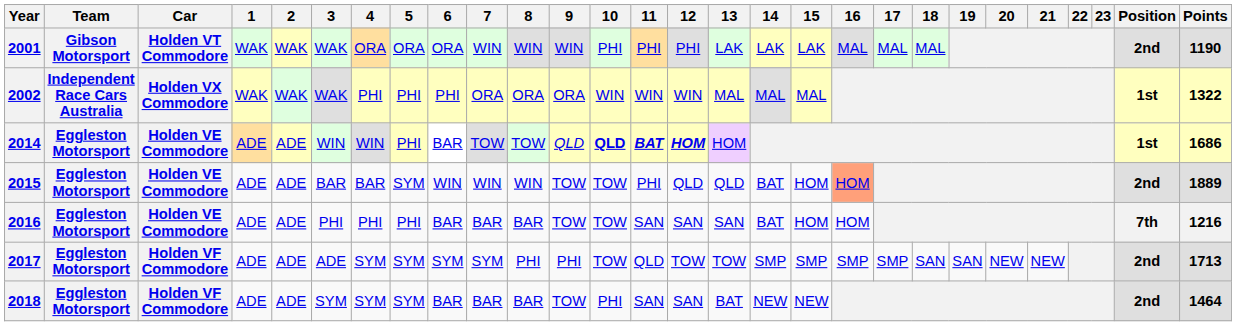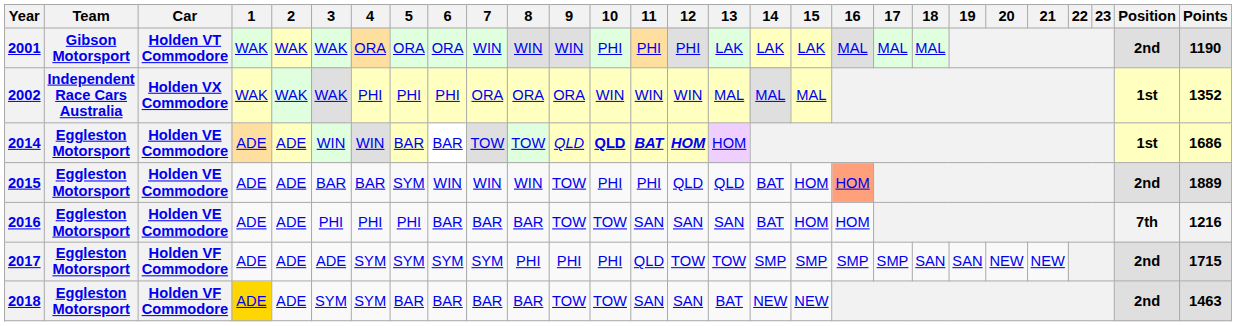(1205, 96) 1322 -> (1205, 96) 1352
(409, 143) PHI -> (409, 143) BAR
(610, 183) TOW -> (610, 183) PHI
(610, 262) TOW -> (610, 262) PHI
(1205, 262) 1713 -> (1205, 262) 1715
(251, 301) no background -> (251, 301) gold background
(409, 301) SYM -> (409, 301) BAR
(610, 301) PHI -> (610, 301) TOW
(1205, 301) 1464 -> (1205, 301) 1463
